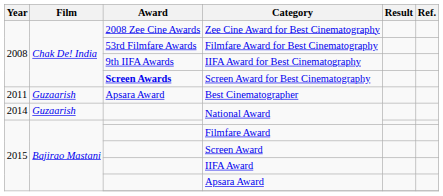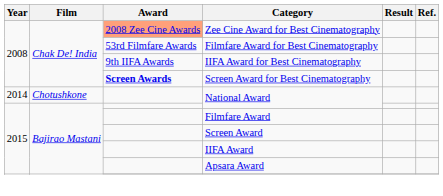(153, 29) no background -> (153, 29) lightsalmon background
- row: (17, 95)
(54, 111) Guzaarish -> (59, 95) Chotushkone
